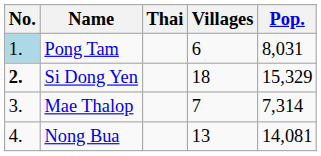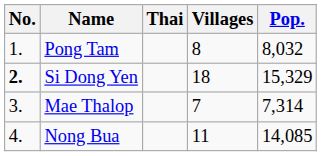(16, 48) lightblue background -> (16, 48) no background
(196, 48) 6 -> (196, 48) 8
(283, 48) 8,031 -> (283, 48) 8,032
(201, 135) 13 -> (201, 135) 11
(287, 135) 14,081 -> (287, 135) 14,085
